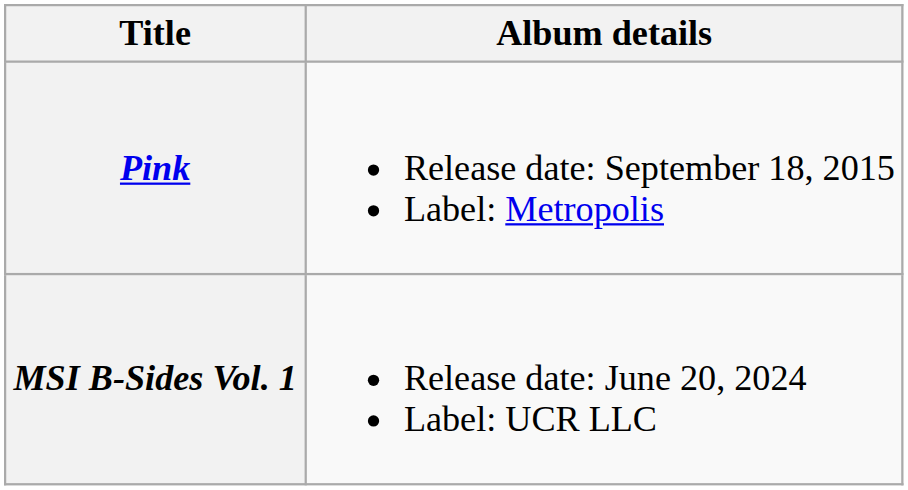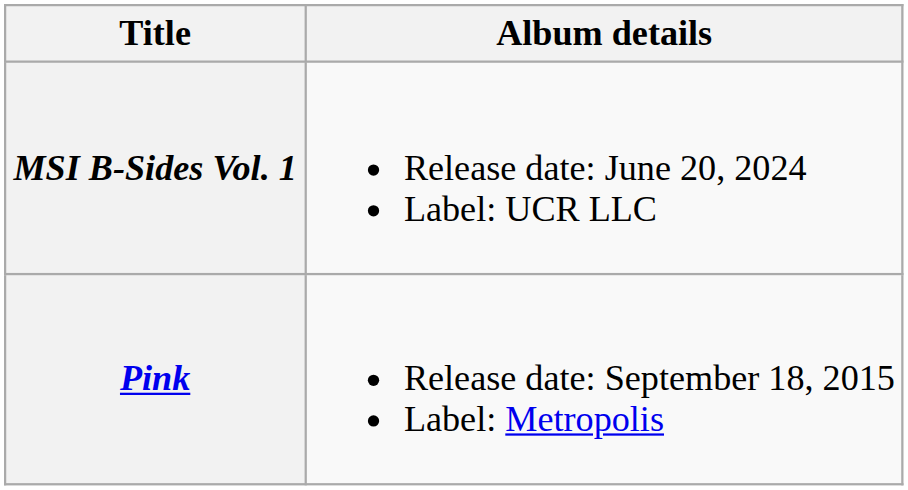rows swapped: (155, 167) <-> (155, 378)
